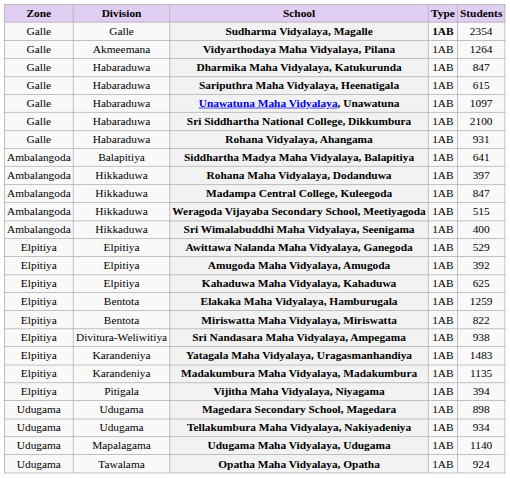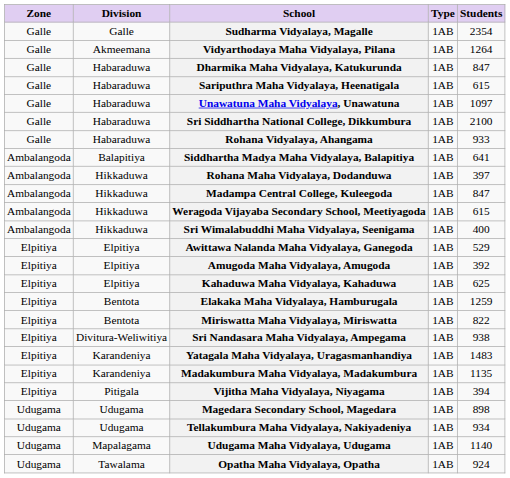(443, 31) bold -> (443, 31) normal
(481, 139) 931 -> (481, 139) 933
(481, 211) 515 -> (481, 211) 615
